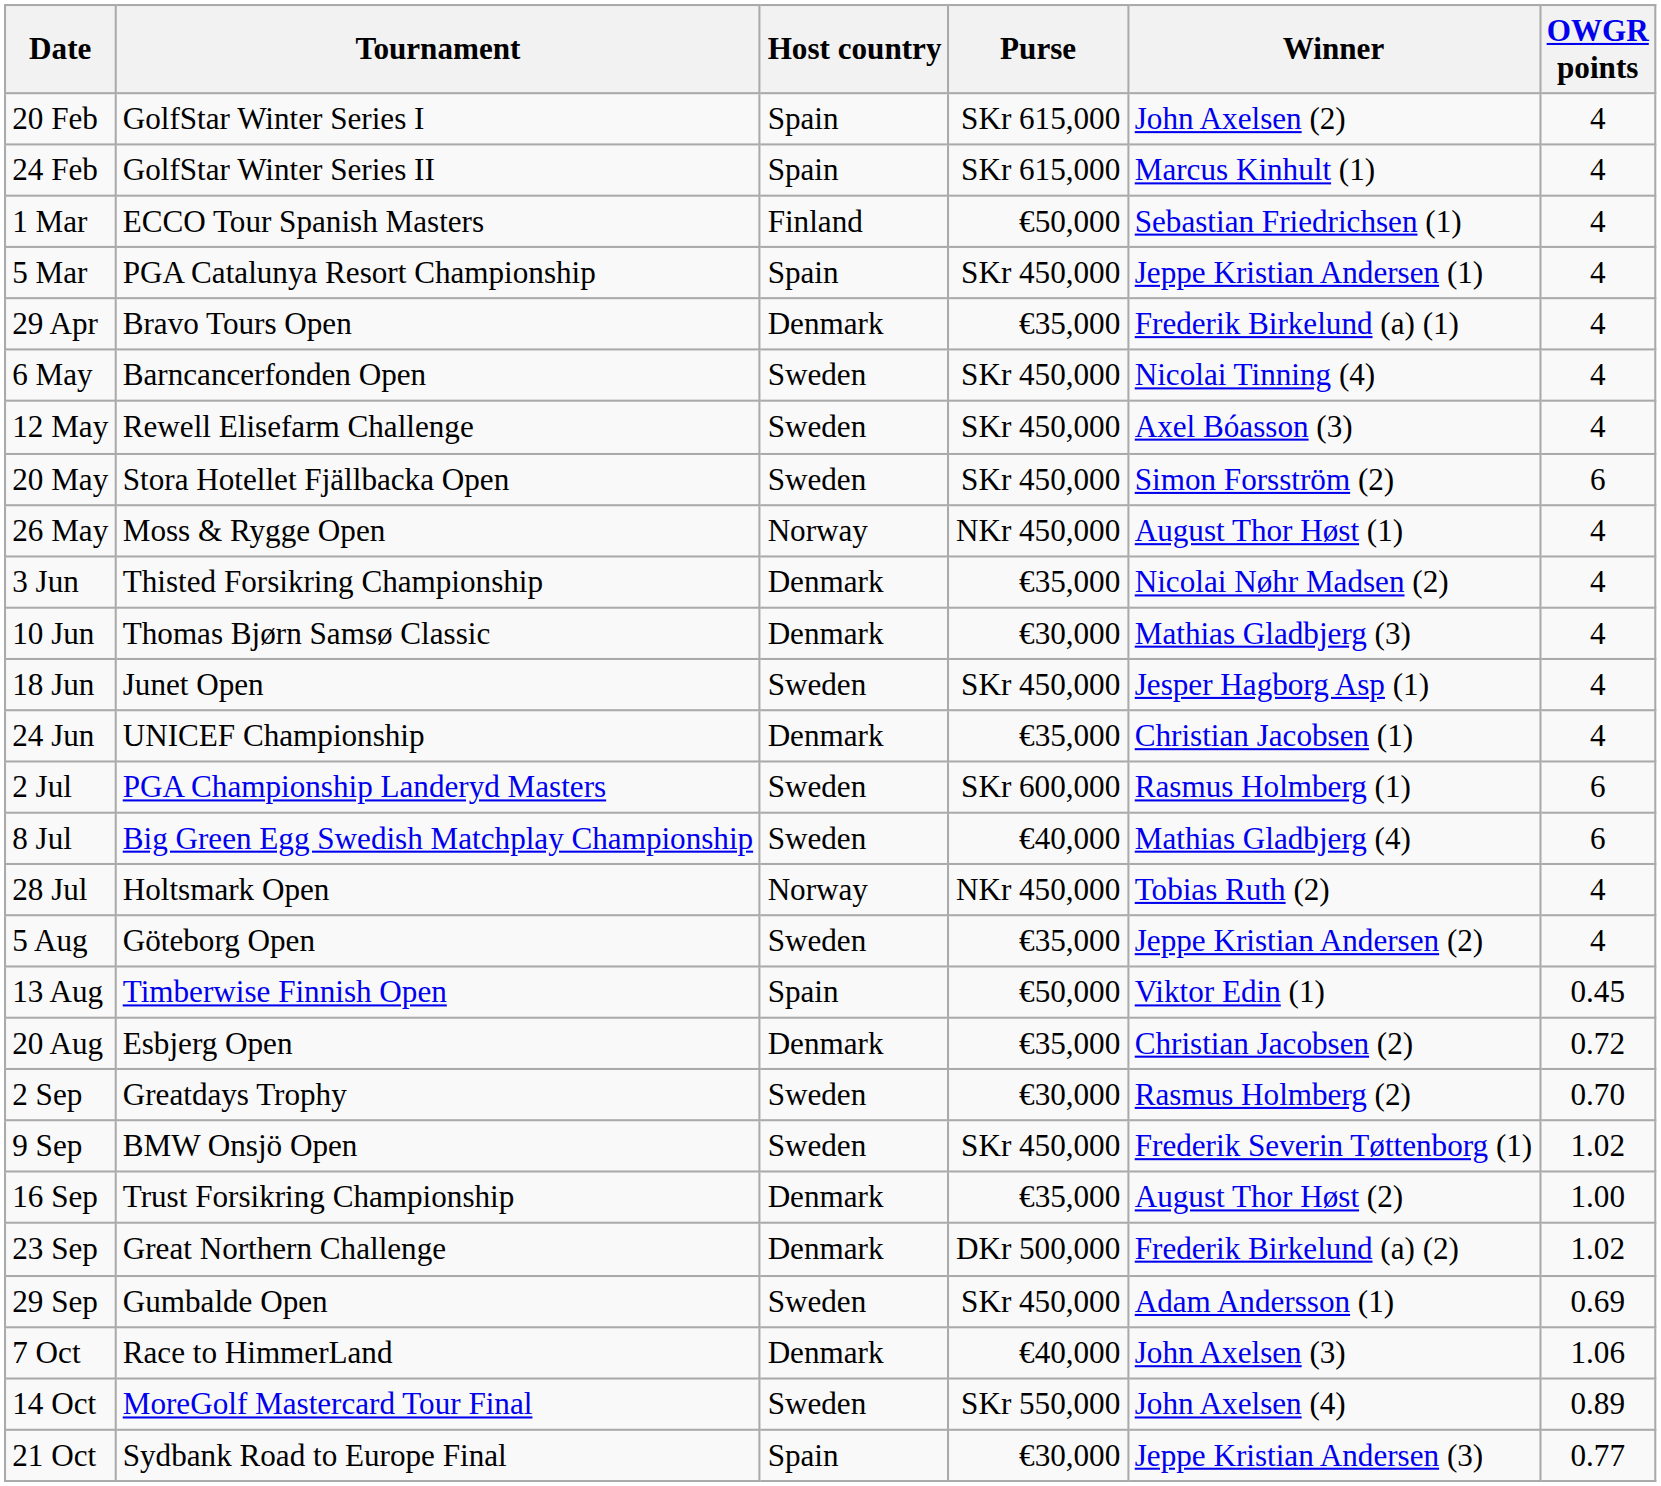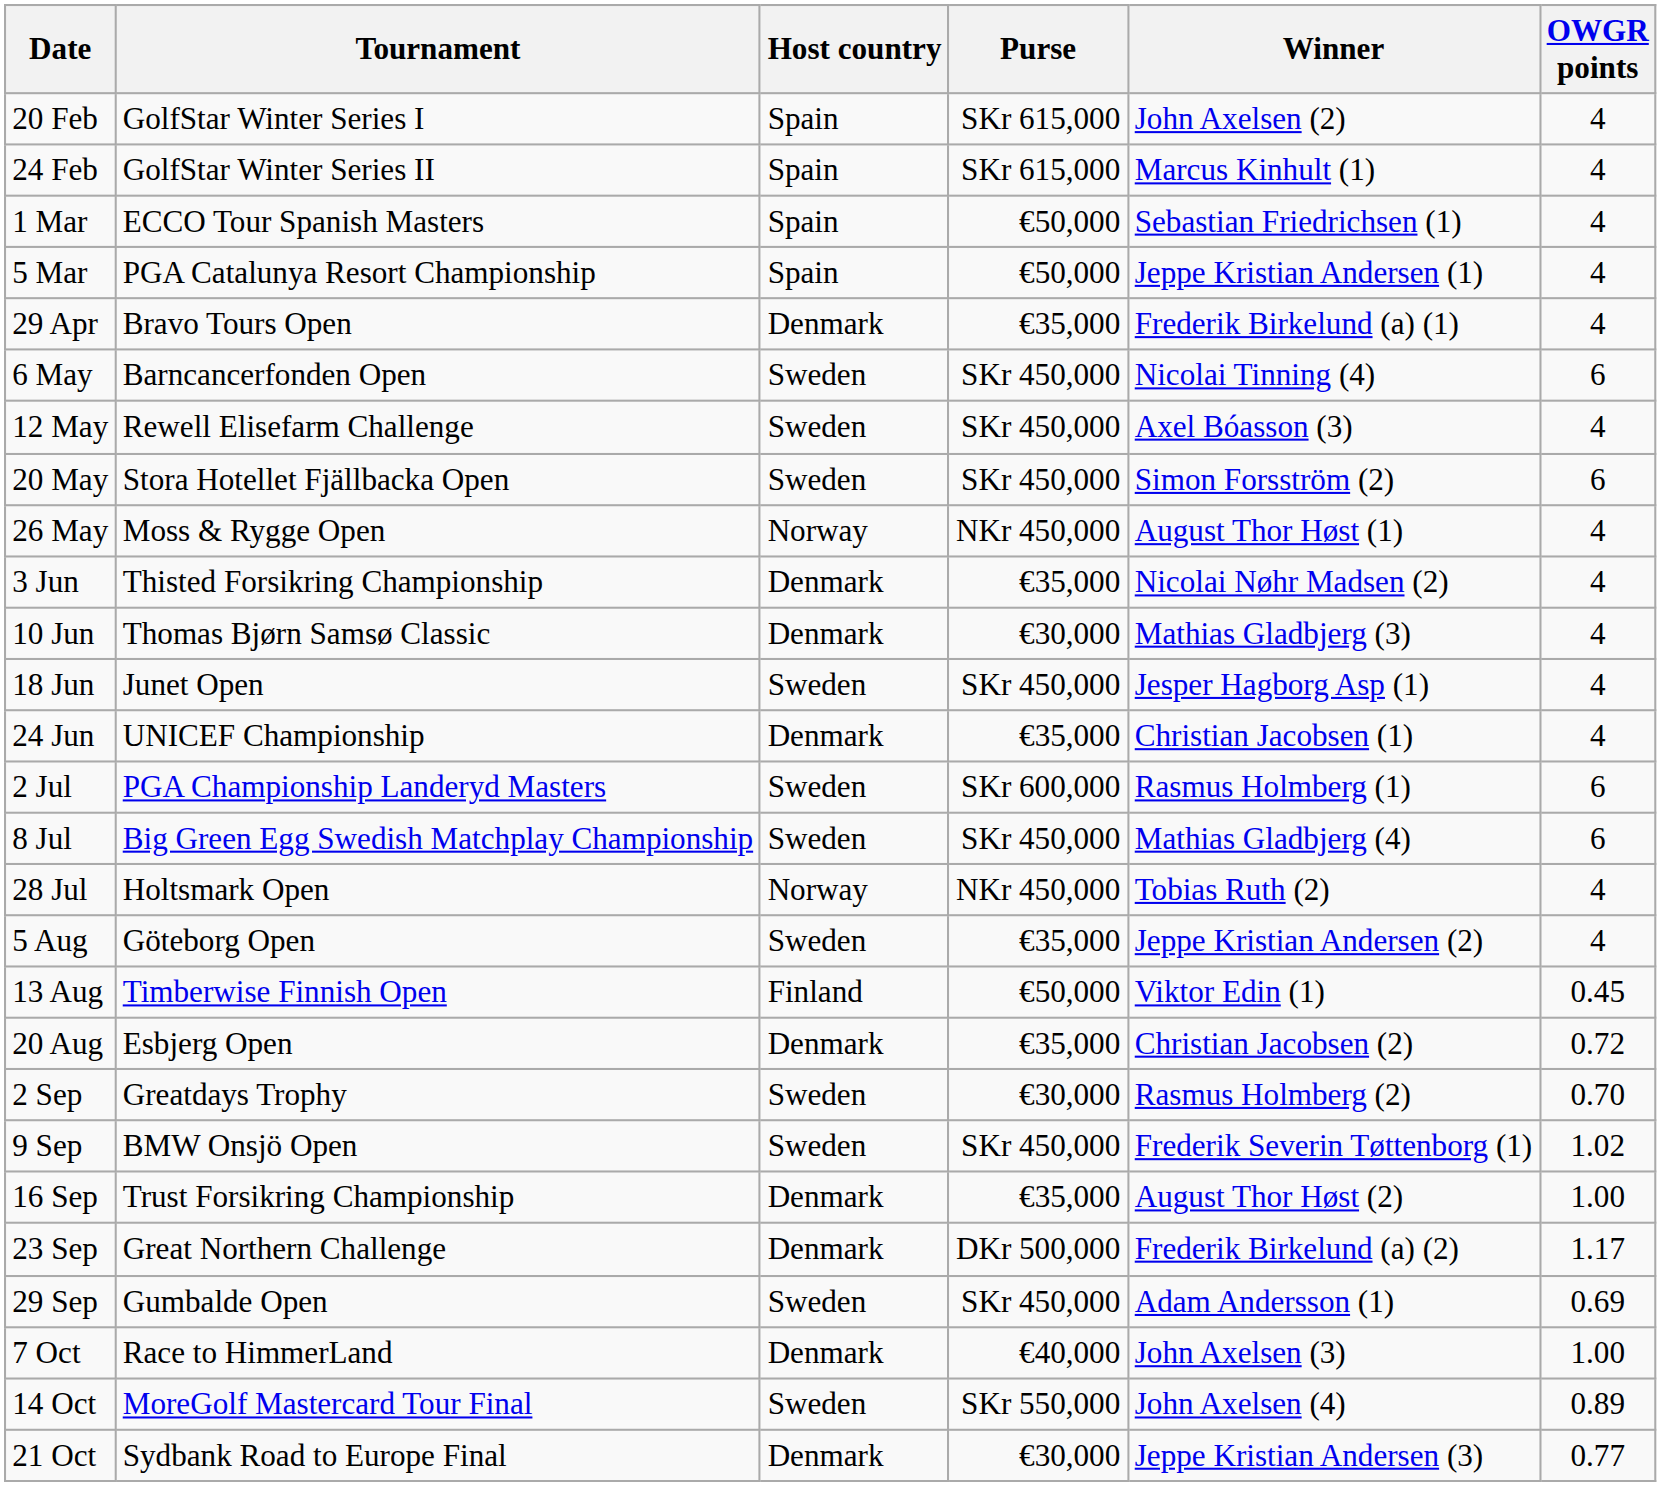(815, 221) Finland -> (803, 221) Spain
(1041, 272) SKr 450,000 -> (1070, 272) €50,000
(1598, 375) 4 -> (1598, 375) 6
(1070, 837) €40,000 -> (1041, 837) SKr 450,000
(803, 992) Spain -> (815, 992) Finland
(1598, 1248) 1.02 -> (1598, 1248) 1.17
(1598, 1351) 1.06 -> (1598, 1351) 1.00
(803, 1454) Spain -> (826, 1454) Denmark
